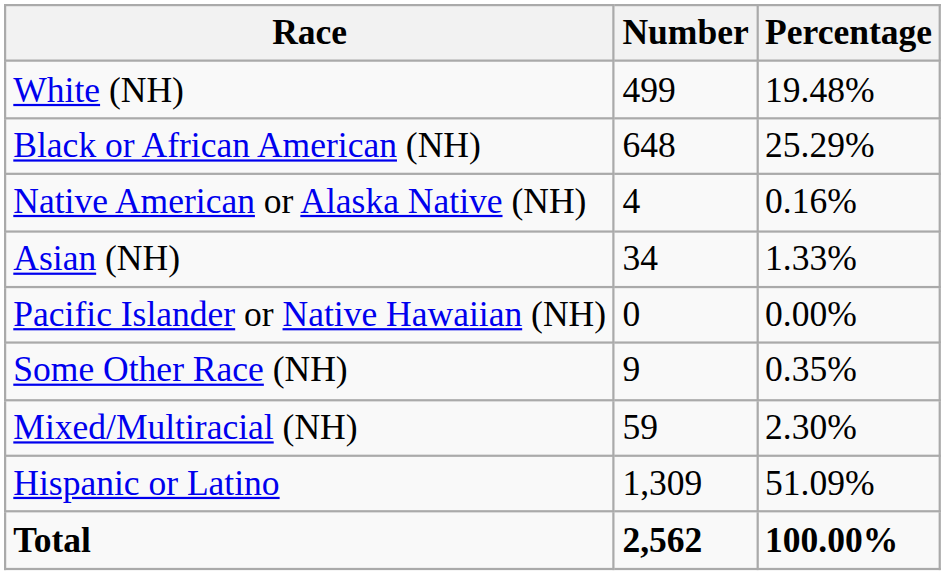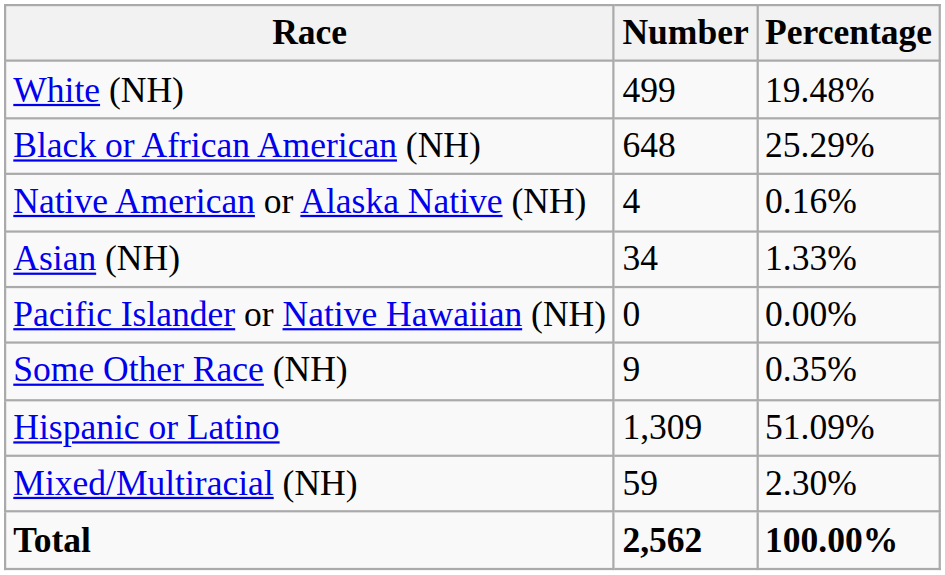rows swapped: (185, 426) <-> (146, 483)
